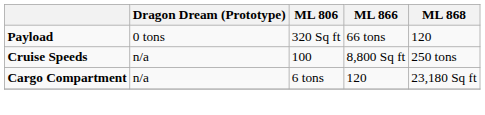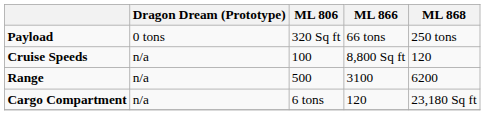(421, 36) 120 -> (434, 36) 250 tons
(434, 57) 250 tons -> (421, 57) 120
+ row: (26, 78)
